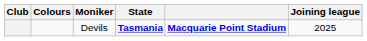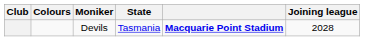(140, 28) bold -> (139, 28) normal
(325, 28) 2025 -> (323, 28) 2028
